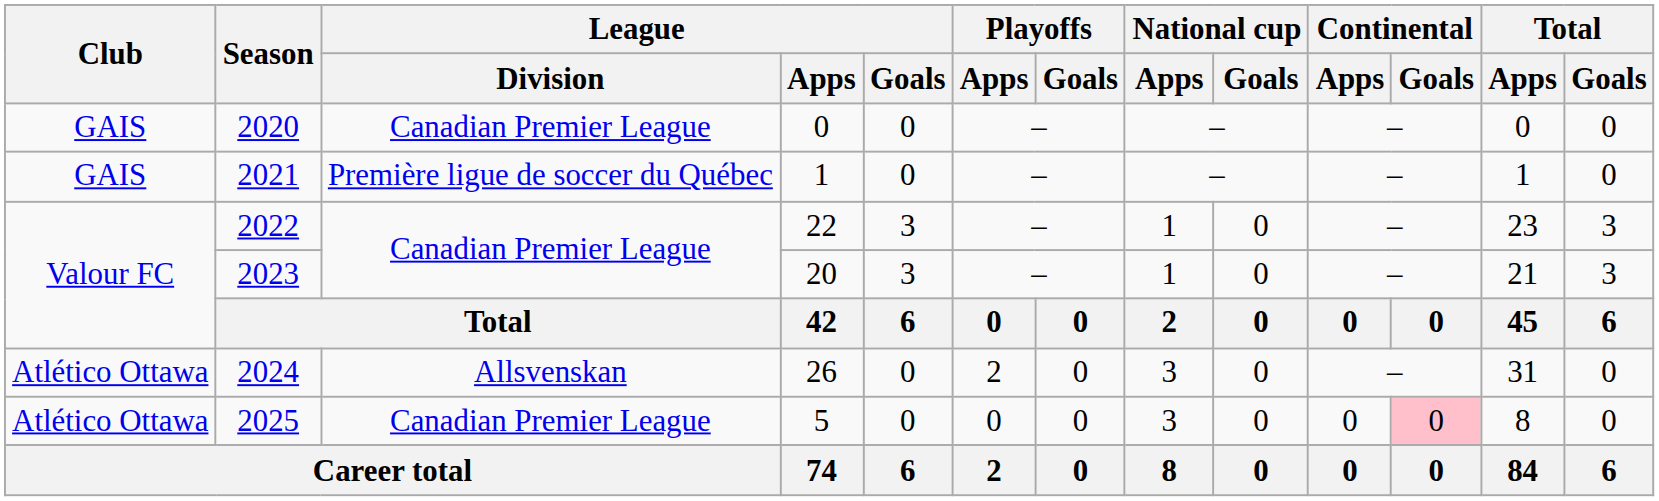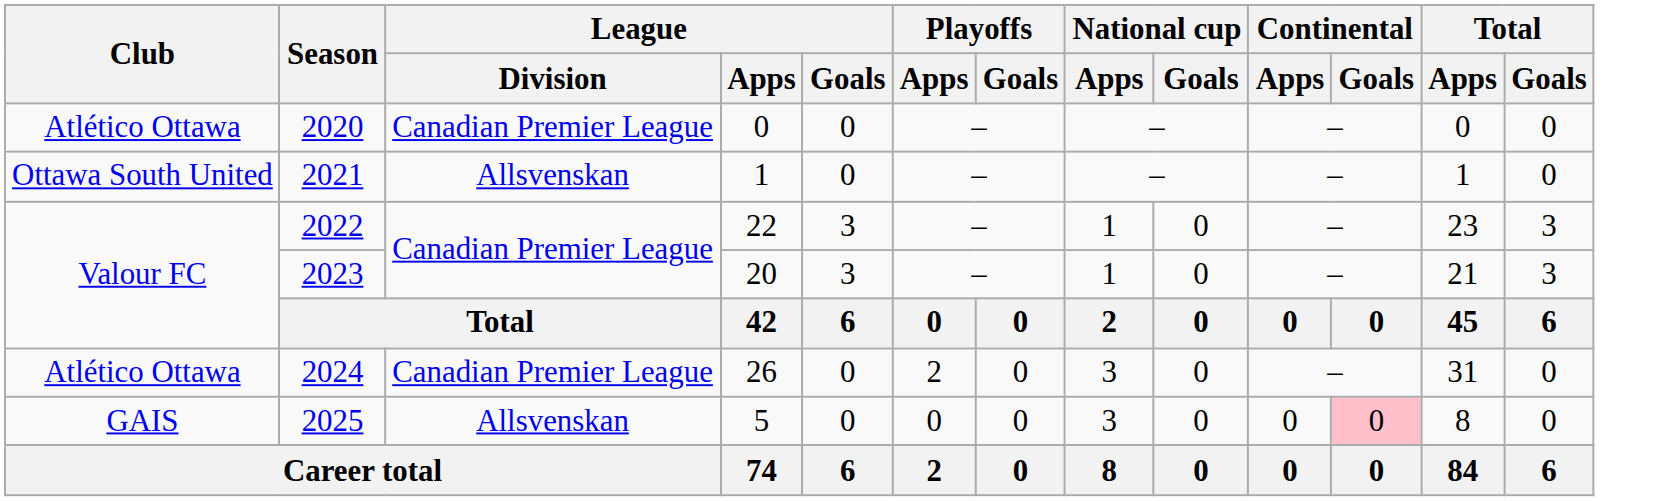(110, 126) GAIS -> (142, 126) Atlético Ottawa
(110, 175) GAIS -> (142, 175) Ottawa South United
(550, 175) Première ligue de soccer du Québec -> (553, 175) Allsvenskan
(550, 371) Allsvenskan -> (553, 371) Canadian Premier League
(110, 420) Atlético Ottawa -> (142, 420) GAIS
(550, 420) Canadian Premier League -> (553, 420) Allsvenskan
